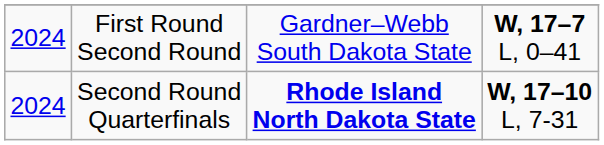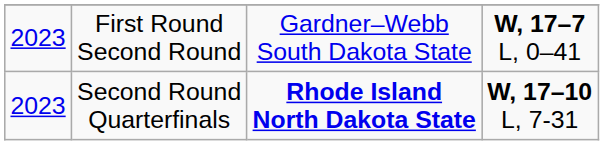(38, 38) 2024 -> (38, 38) 2023
(38, 105) 2024 -> (38, 105) 2023
